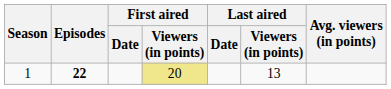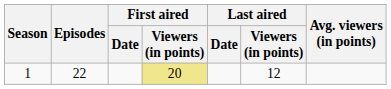(80, 73) bold -> (80, 73) normal
(274, 73) 13 -> (274, 73) 12
